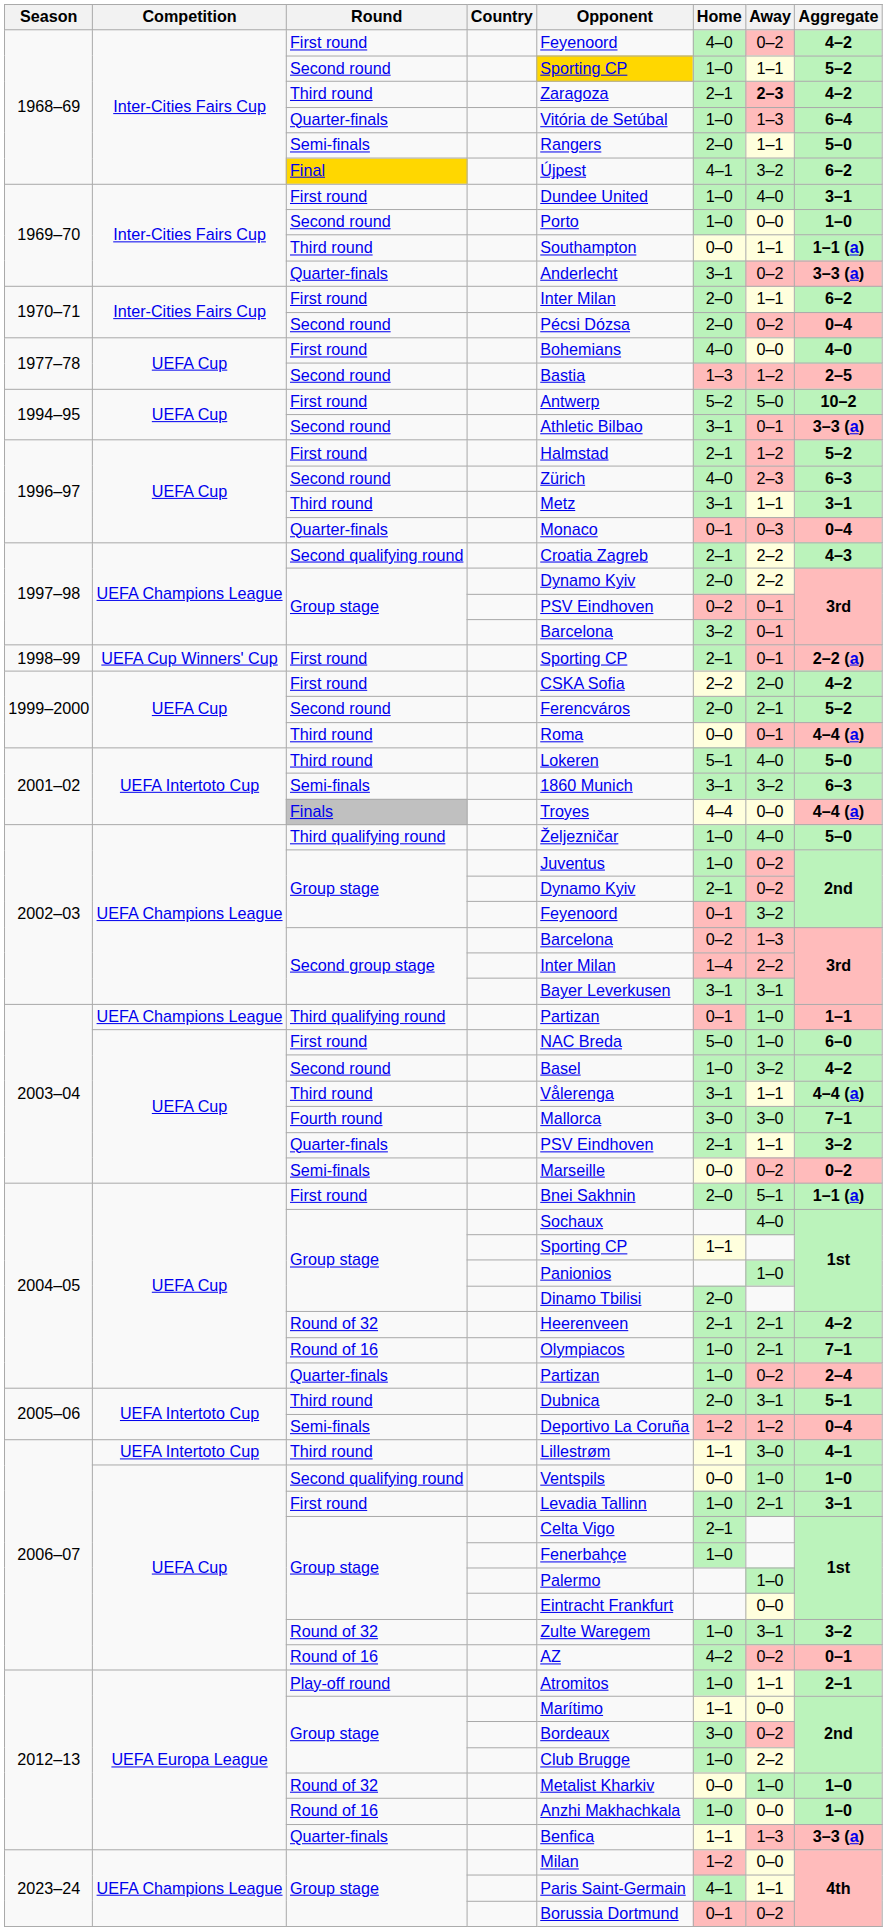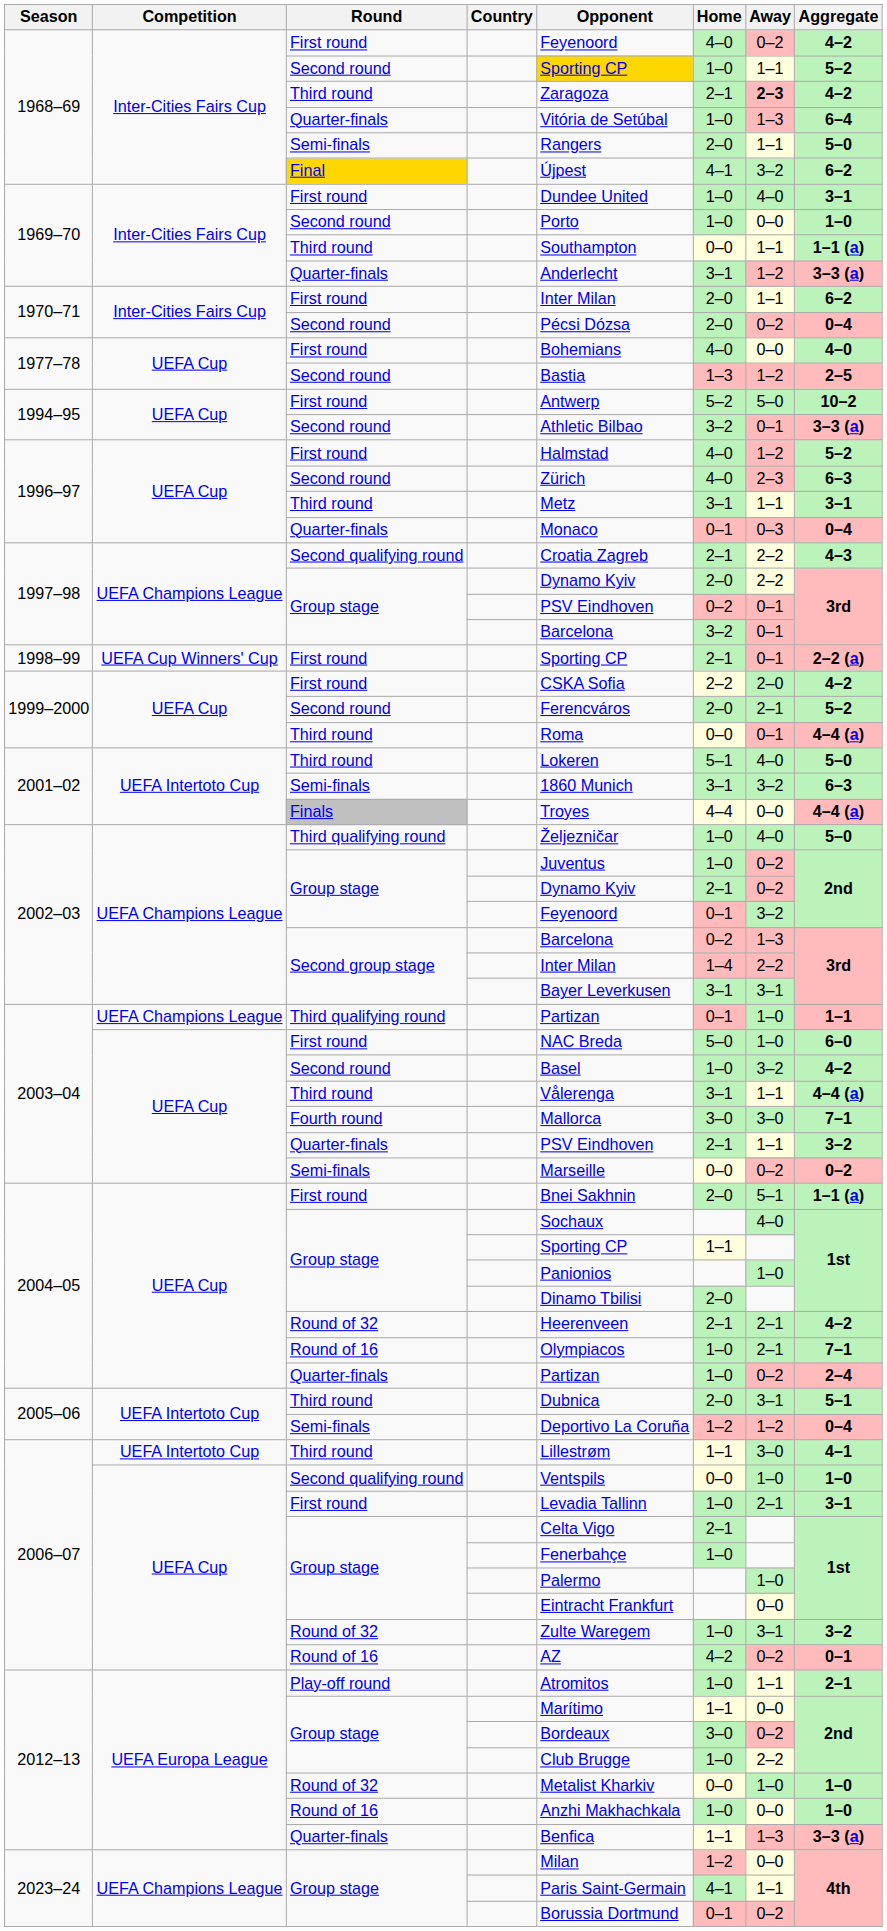(770, 273) 0–2 -> (770, 273) 1–2
(719, 427) 3–1 -> (719, 427) 3–2
(719, 453) 2–1 -> (719, 453) 4–0
